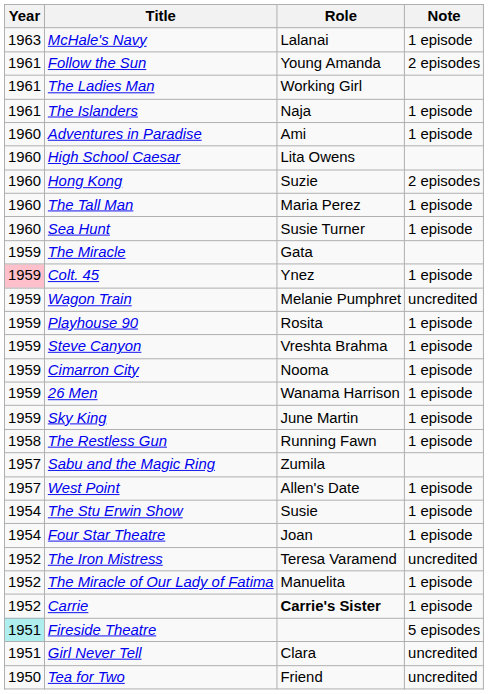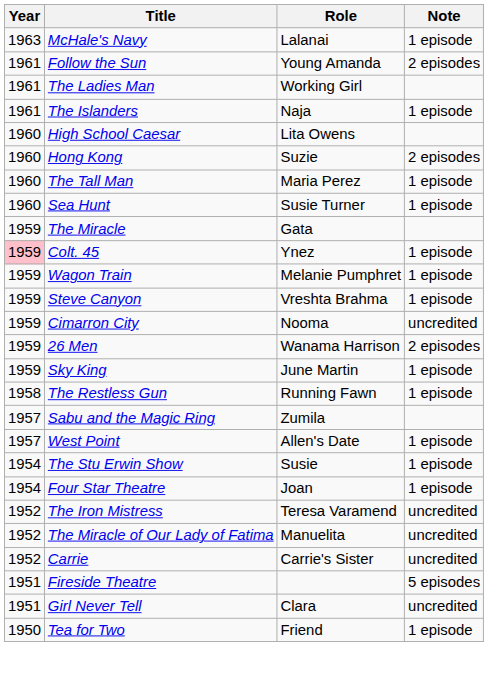- row: (125, 134)
(443, 299) uncredited -> (440, 275) 1 episode
- row: (93, 323)
(440, 370) 1 episode -> (443, 323) uncredited
(440, 393) 1 episode -> (444, 346) 2 episodes
(440, 582) 1 episode -> (443, 535) uncredited
(331, 606) bold -> (327, 559) normal
(440, 606) 1 episode -> (443, 559) uncredited
(24, 629) paleturquoise background -> (24, 582) no background
(443, 677) uncredited -> (440, 629) 1 episode
